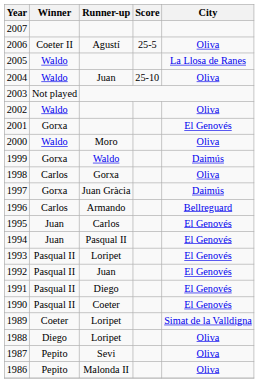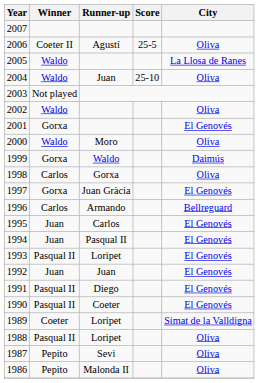(208, 191) Daimús -> (208, 191) El Genovés
(54, 272) Pasqual II -> (54, 272) Juan
(54, 337) Diego -> (54, 337) Pasqual II
